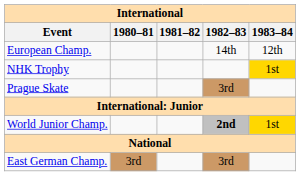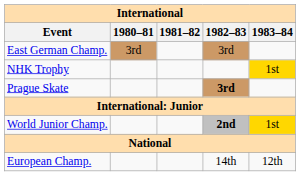rows swapped: (49, 50) <-> (57, 161)
(226, 87) normal -> (226, 87) bold
